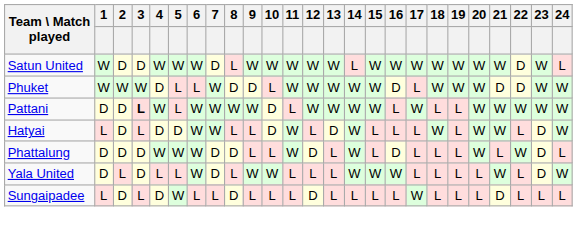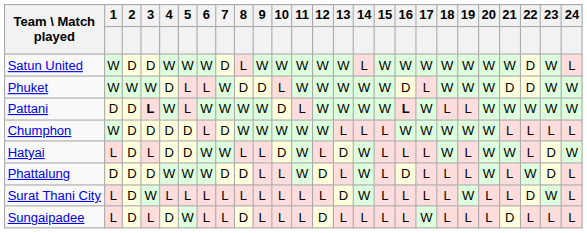(396, 109) normal -> (406, 109) bold
+ row: (40, 130)
- row: (41, 174)
+ row: (54, 195)
